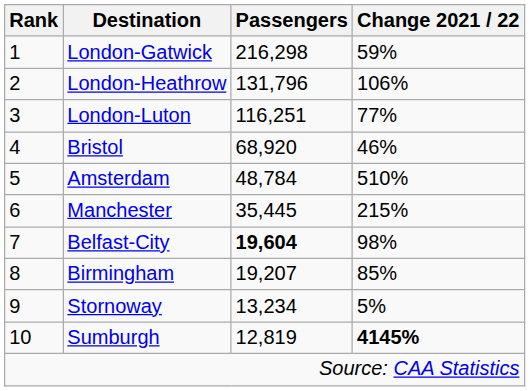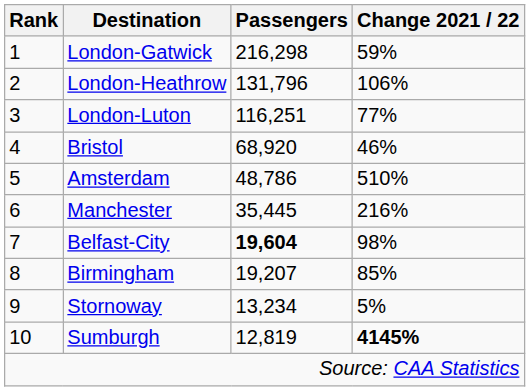(266, 178) 48,784 -> (266, 178) 48,786
(383, 210) 215% -> (383, 210) 216%
